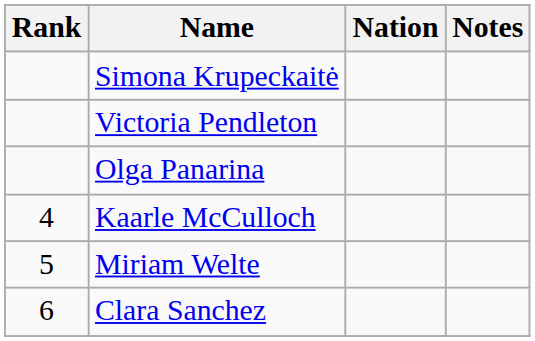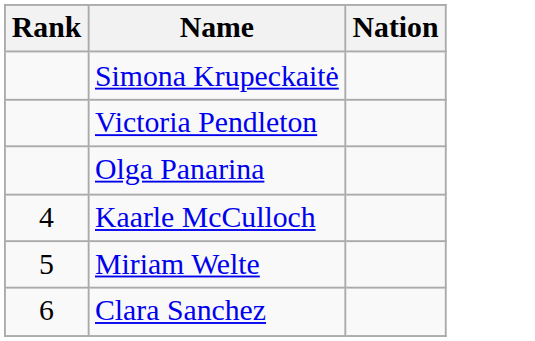- column: (488, 28)
